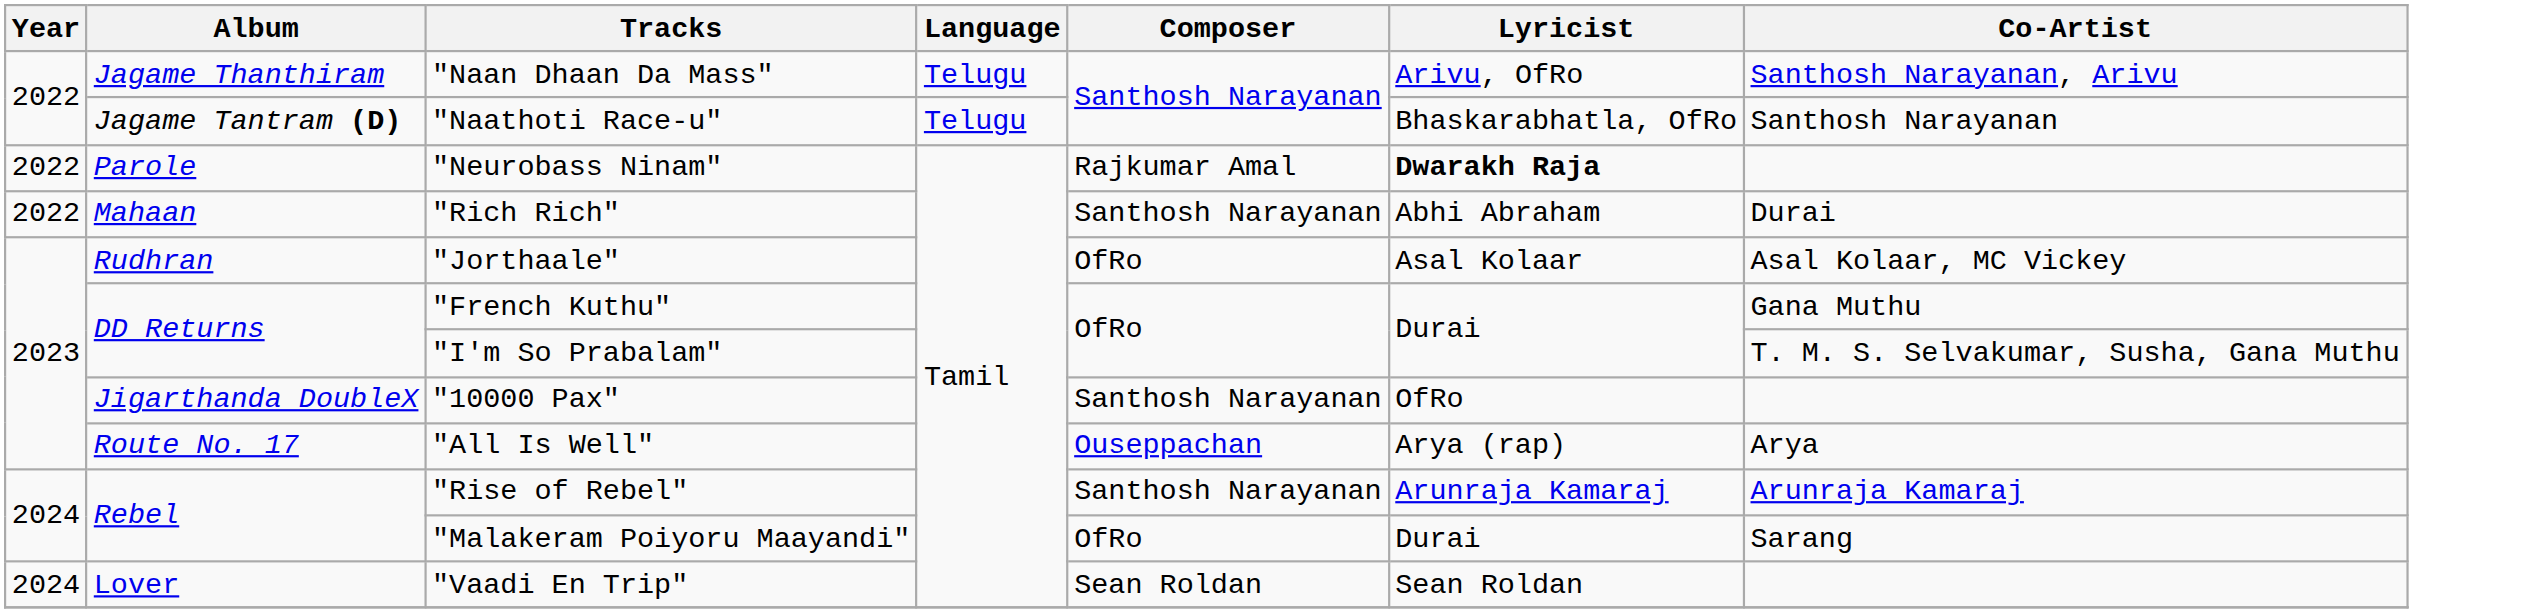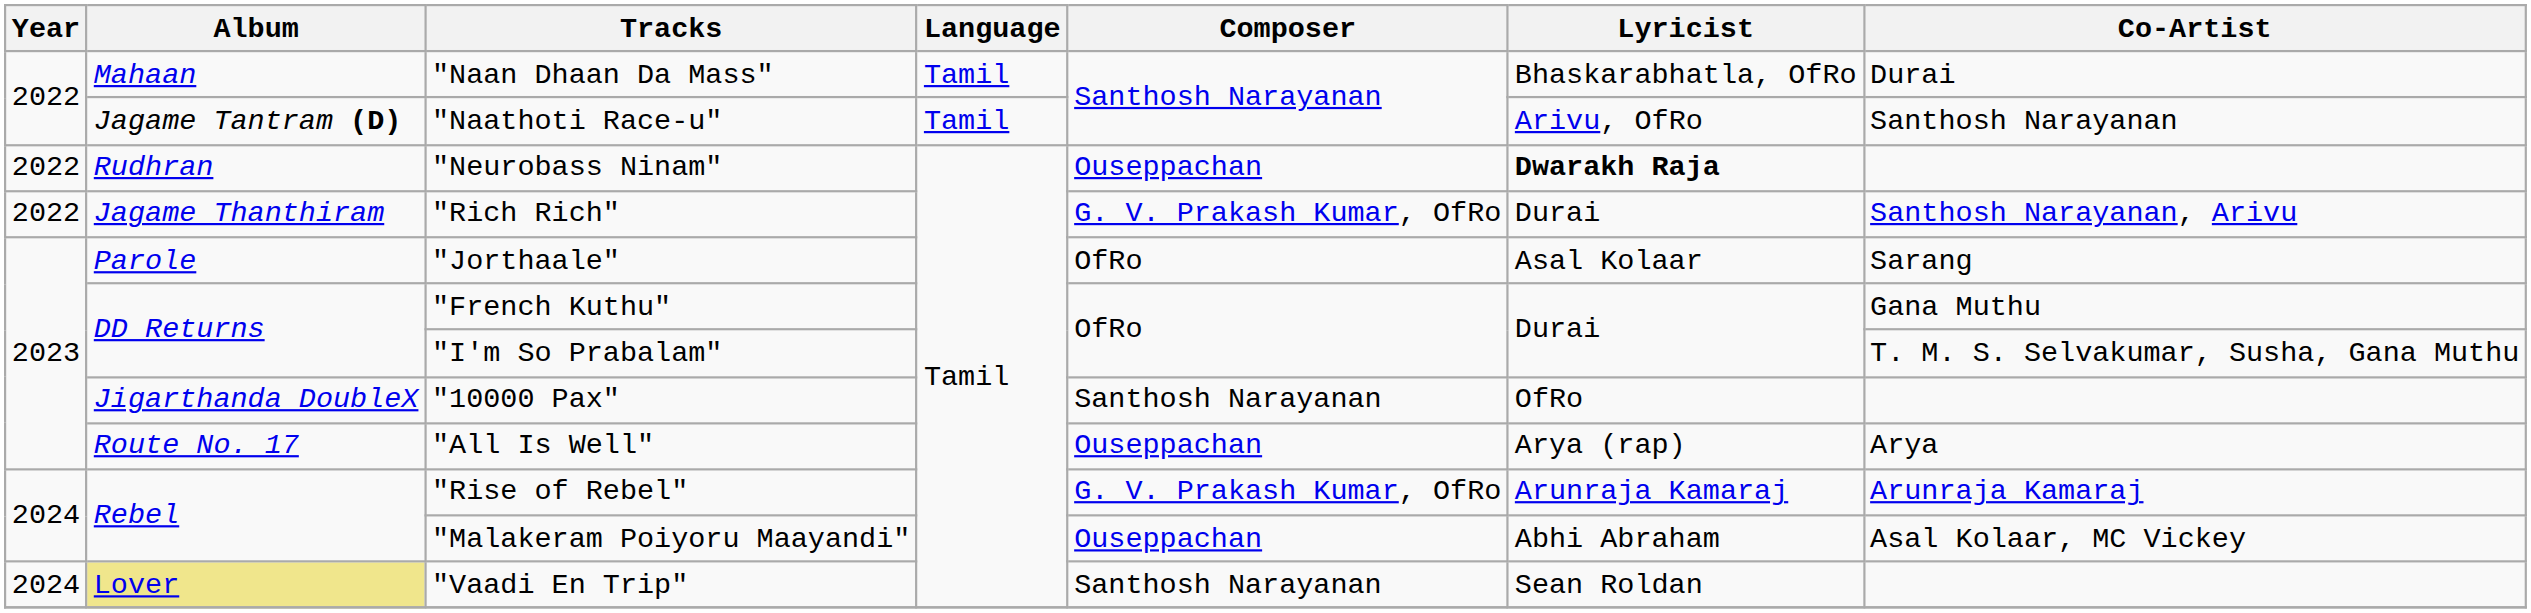(239, 75) Jagame Thanthiram -> (145, 75) Mahaan
(975, 75) Telugu -> (967, 75) Tamil
(1489, 75) Arivu, OfRo -> (1686, 75) Bhaskarabhatla, OfRo
(1964, 75) Santhosh Narayanan, Arivu -> (1913, 75) Durai
(975, 121) Telugu -> (967, 121) Tamil
(1566, 121) Bhaskarabhatla, OfRo -> (1609, 121) Arivu, OfRo
(145, 167) Parole -> (154, 167) Rudhran
(1185, 167) Rajkumar Amal -> (1168, 167) Ouseppachan
(145, 214) Mahaan -> (239, 214) Jagame Thanthiram
(1228, 214) Santhosh Narayanan -> (1288, 214) G. V. Prakash Kumar, OfRo
(1498, 214) Abhi Abraham -> (1558, 214) Durai
(1793, 214) Durai -> (2084, 214) Santhosh Narayanan, Arivu
(154, 260) Rudhran -> (145, 260) Parole
(1938, 260) Asal Kolaar, MC Vickey -> (1921, 260) Sarang
(1228, 492) Santhosh Narayanan -> (1288, 492) G. V. Prakash Kumar, OfRo
(1108, 539) OfRo -> (1168, 539) Ouseppachan
(1438, 539) Durai -> (1617, 539) Abhi Abraham
(1802, 539) Sarang -> (2058, 539) Asal Kolaar, MC Vickey
(137, 585) no background -> (137, 585) khaki background
(1168, 585) Sean Roldan -> (1228, 585) Santhosh Narayanan
